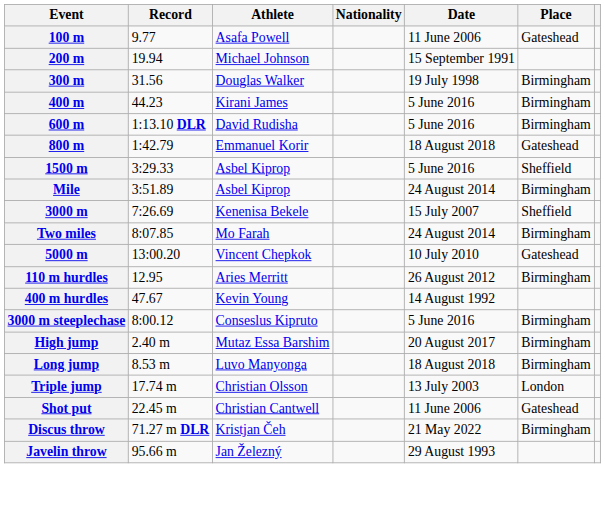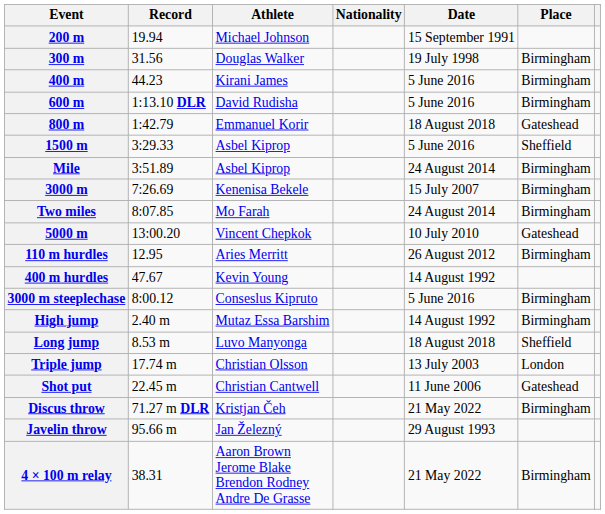- row: (66, 37)
(546, 211) Sheffield -> (556, 189) Birmingham
(451, 342) 20 August 2017 -> (451, 320) 14 August 1992
(556, 364) Birmingham -> (546, 342) Sheffield
+ row: (66, 475)
